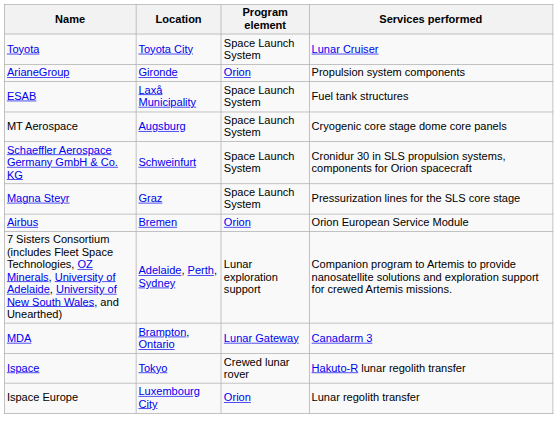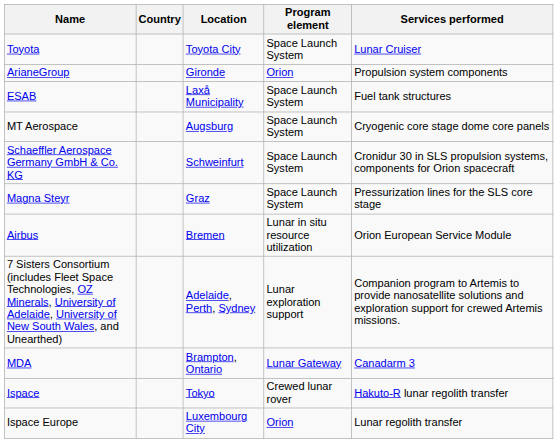+ column: (160, 19)
(237, 222) Orion -> (297, 235) Lunar in situ resource utilization
